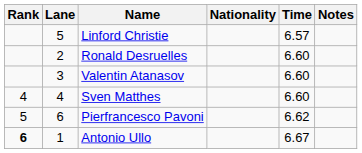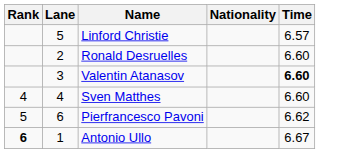- column: (336, 14)
(297, 76) normal -> (297, 76) bold
